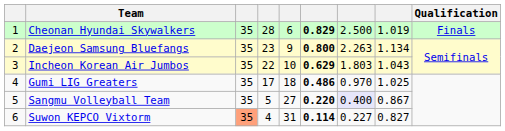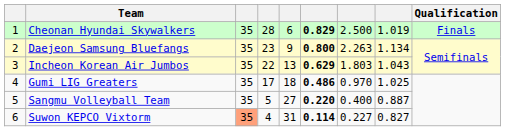(290, 65) 10 -> (290, 65) 13
(356, 100) lavender background -> (356, 100) no background
(393, 100) 0.867 -> (393, 100) 0.887
